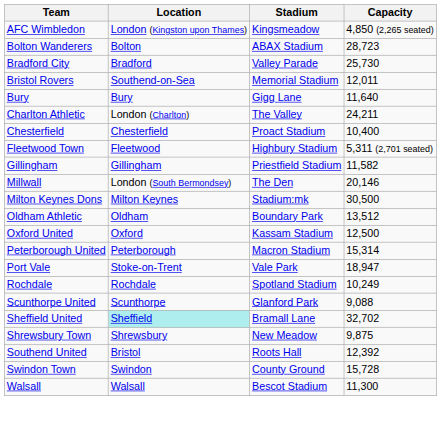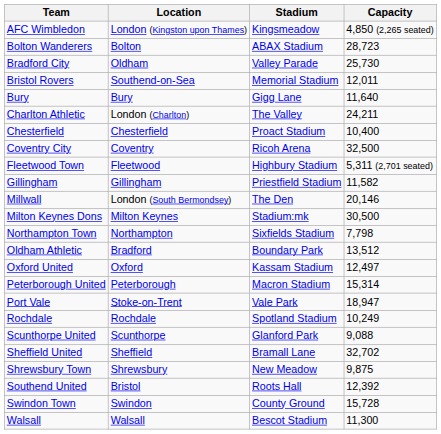(131, 64) Bradford -> (129, 64) Oldham
+ row: (39, 149)
+ row: (52, 234)
(129, 217) Oldham -> (131, 251) Bradford
(363, 234) 12,500 -> (363, 268) 12,497
(131, 319) paleturquoise background -> (131, 353) no background
